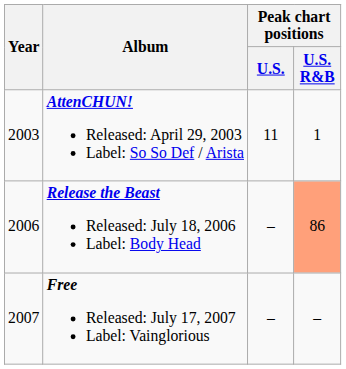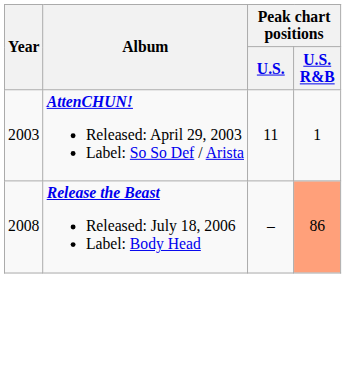(24, 226) 2006 -> (24, 226) 2008
- row: (145, 310)
